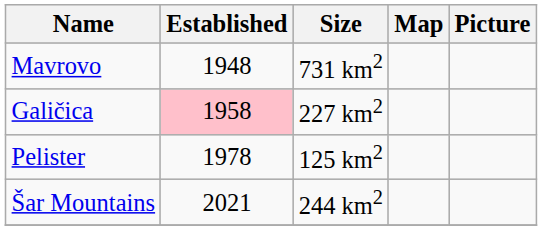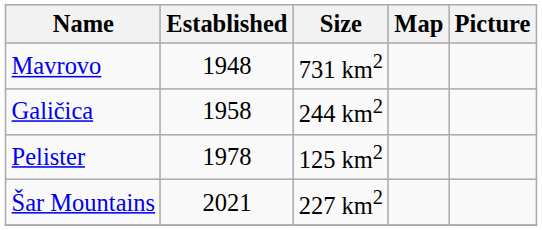(227, 111) pink background -> (227, 111) no background
(341, 111) 227 km2 -> (341, 111) 244 km2
(341, 202) 244 km2 -> (341, 202) 227 km2
